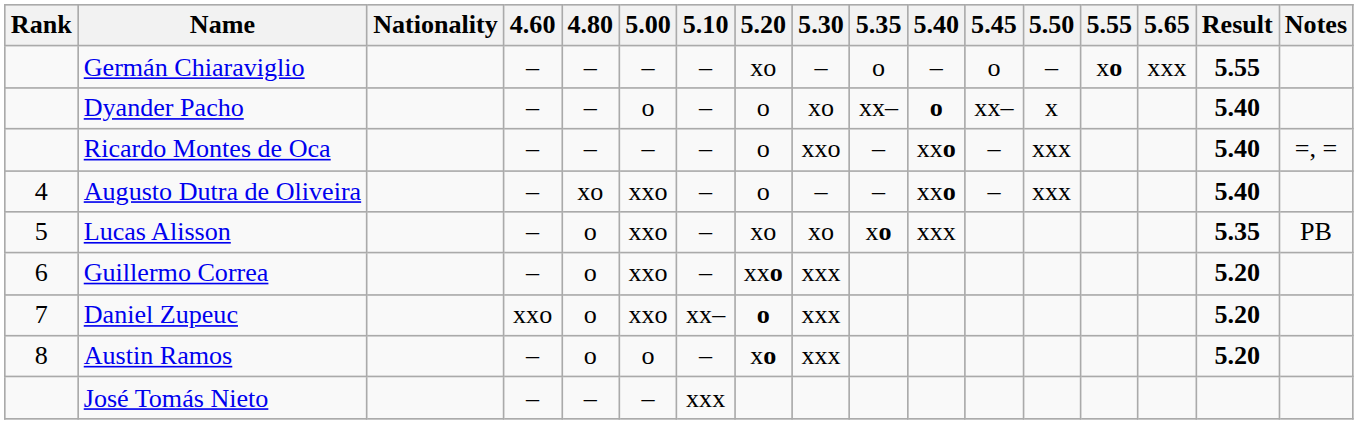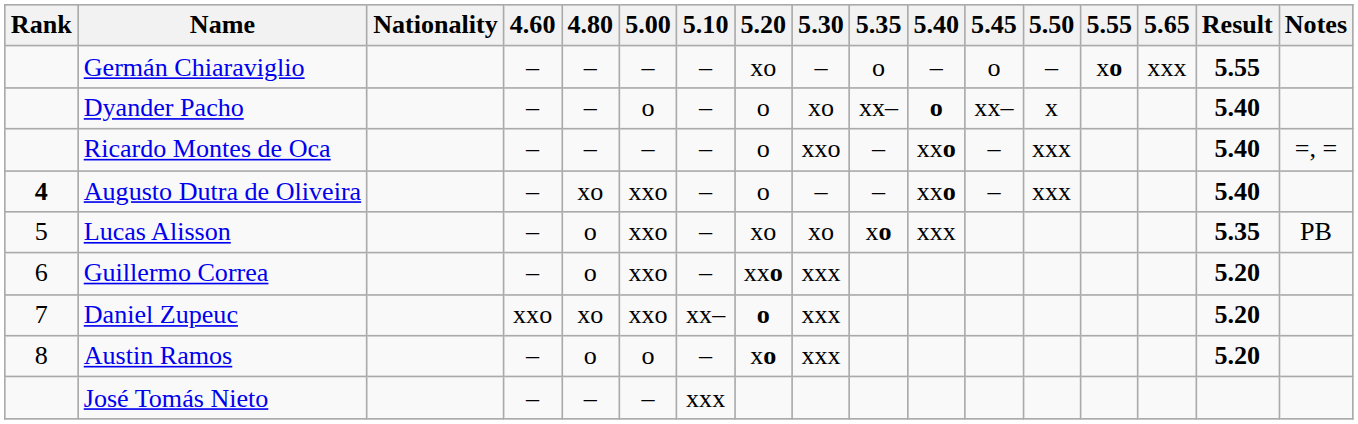(41, 190) normal -> (41, 190) bold
(590, 314) o -> (590, 314) xo
